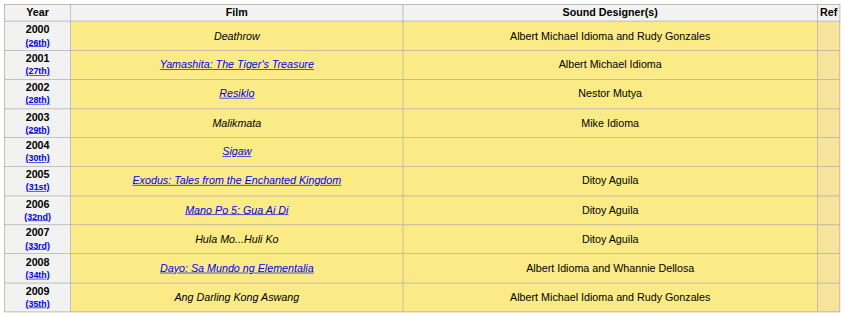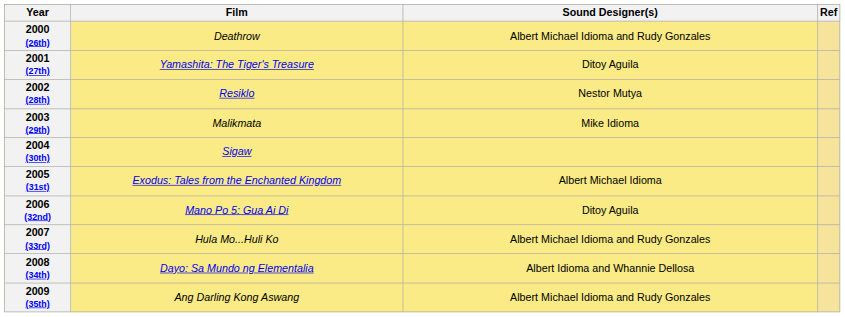(610, 65) Albert Michael Idioma -> (610, 65) Ditoy Aguila
(610, 181) Ditoy Aguila -> (610, 181) Albert Michael Idioma
(610, 239) Ditoy Aguila -> (610, 239) Albert Michael Idioma and Rudy Gonzales
